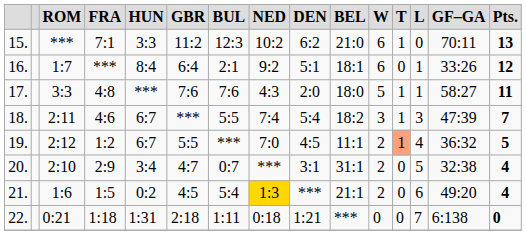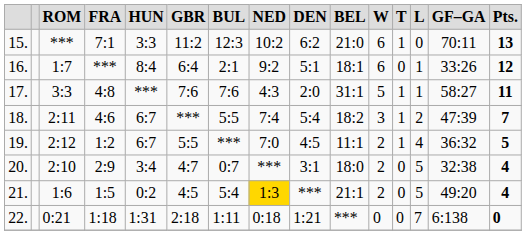(350, 92) 18:0 -> (350, 92) 31:1
(419, 117) 3 -> (419, 117) 2
(401, 142) lightsalmon background -> (401, 142) no background
(350, 167) 31:1 -> (350, 167) 18:0
(419, 192) 6 -> (419, 192) 5
